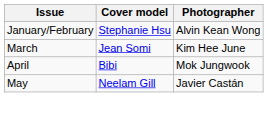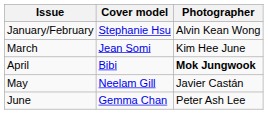(213, 65) normal -> (216, 65) bold
+ row: (19, 100)
